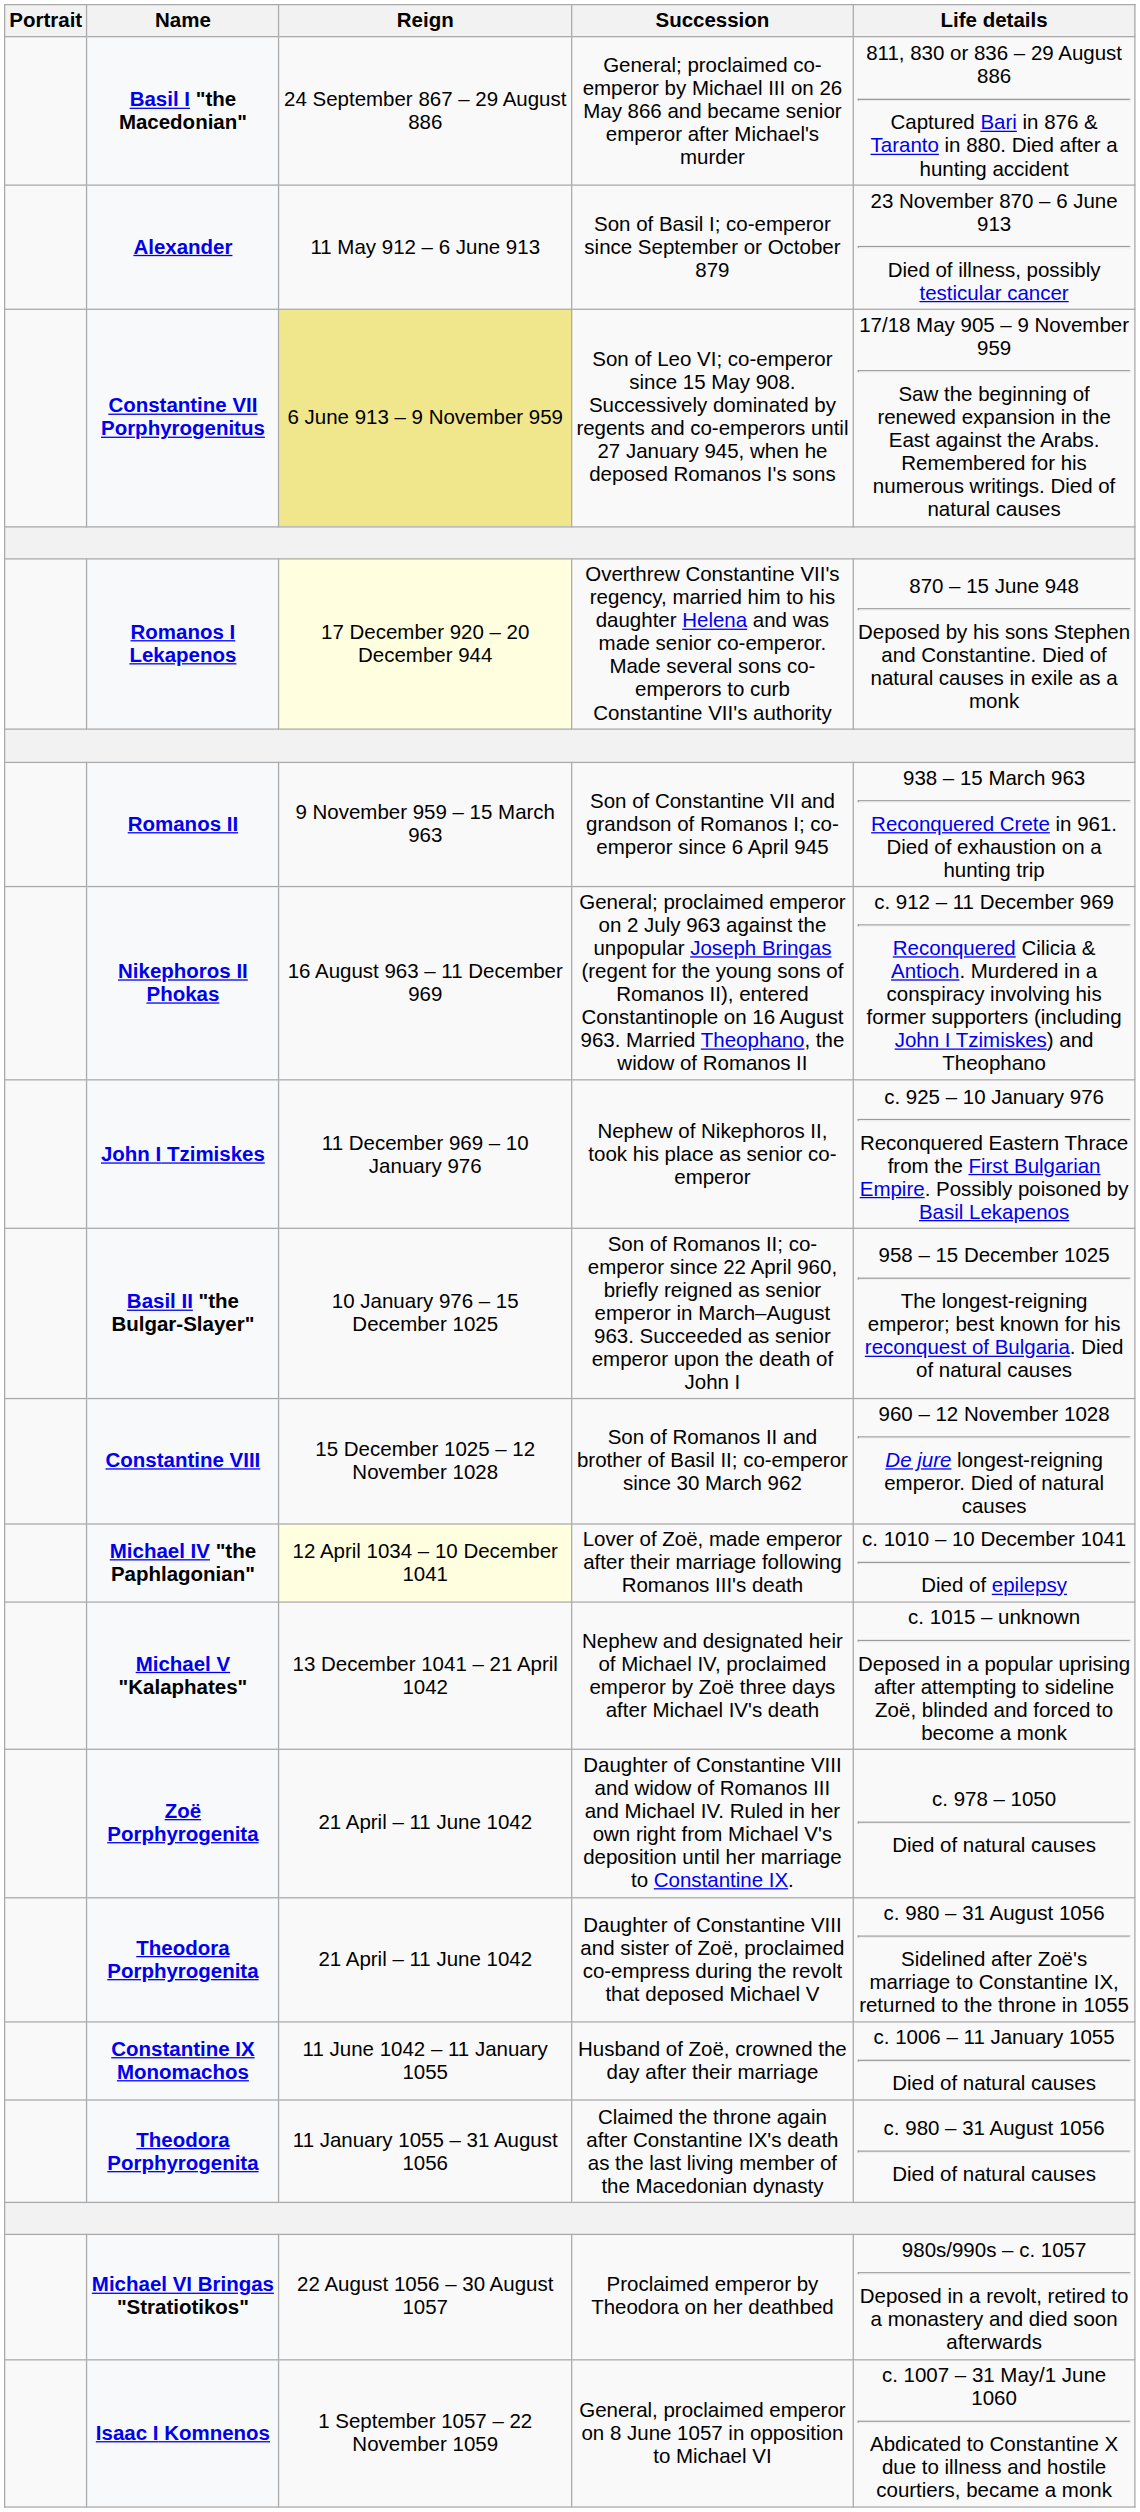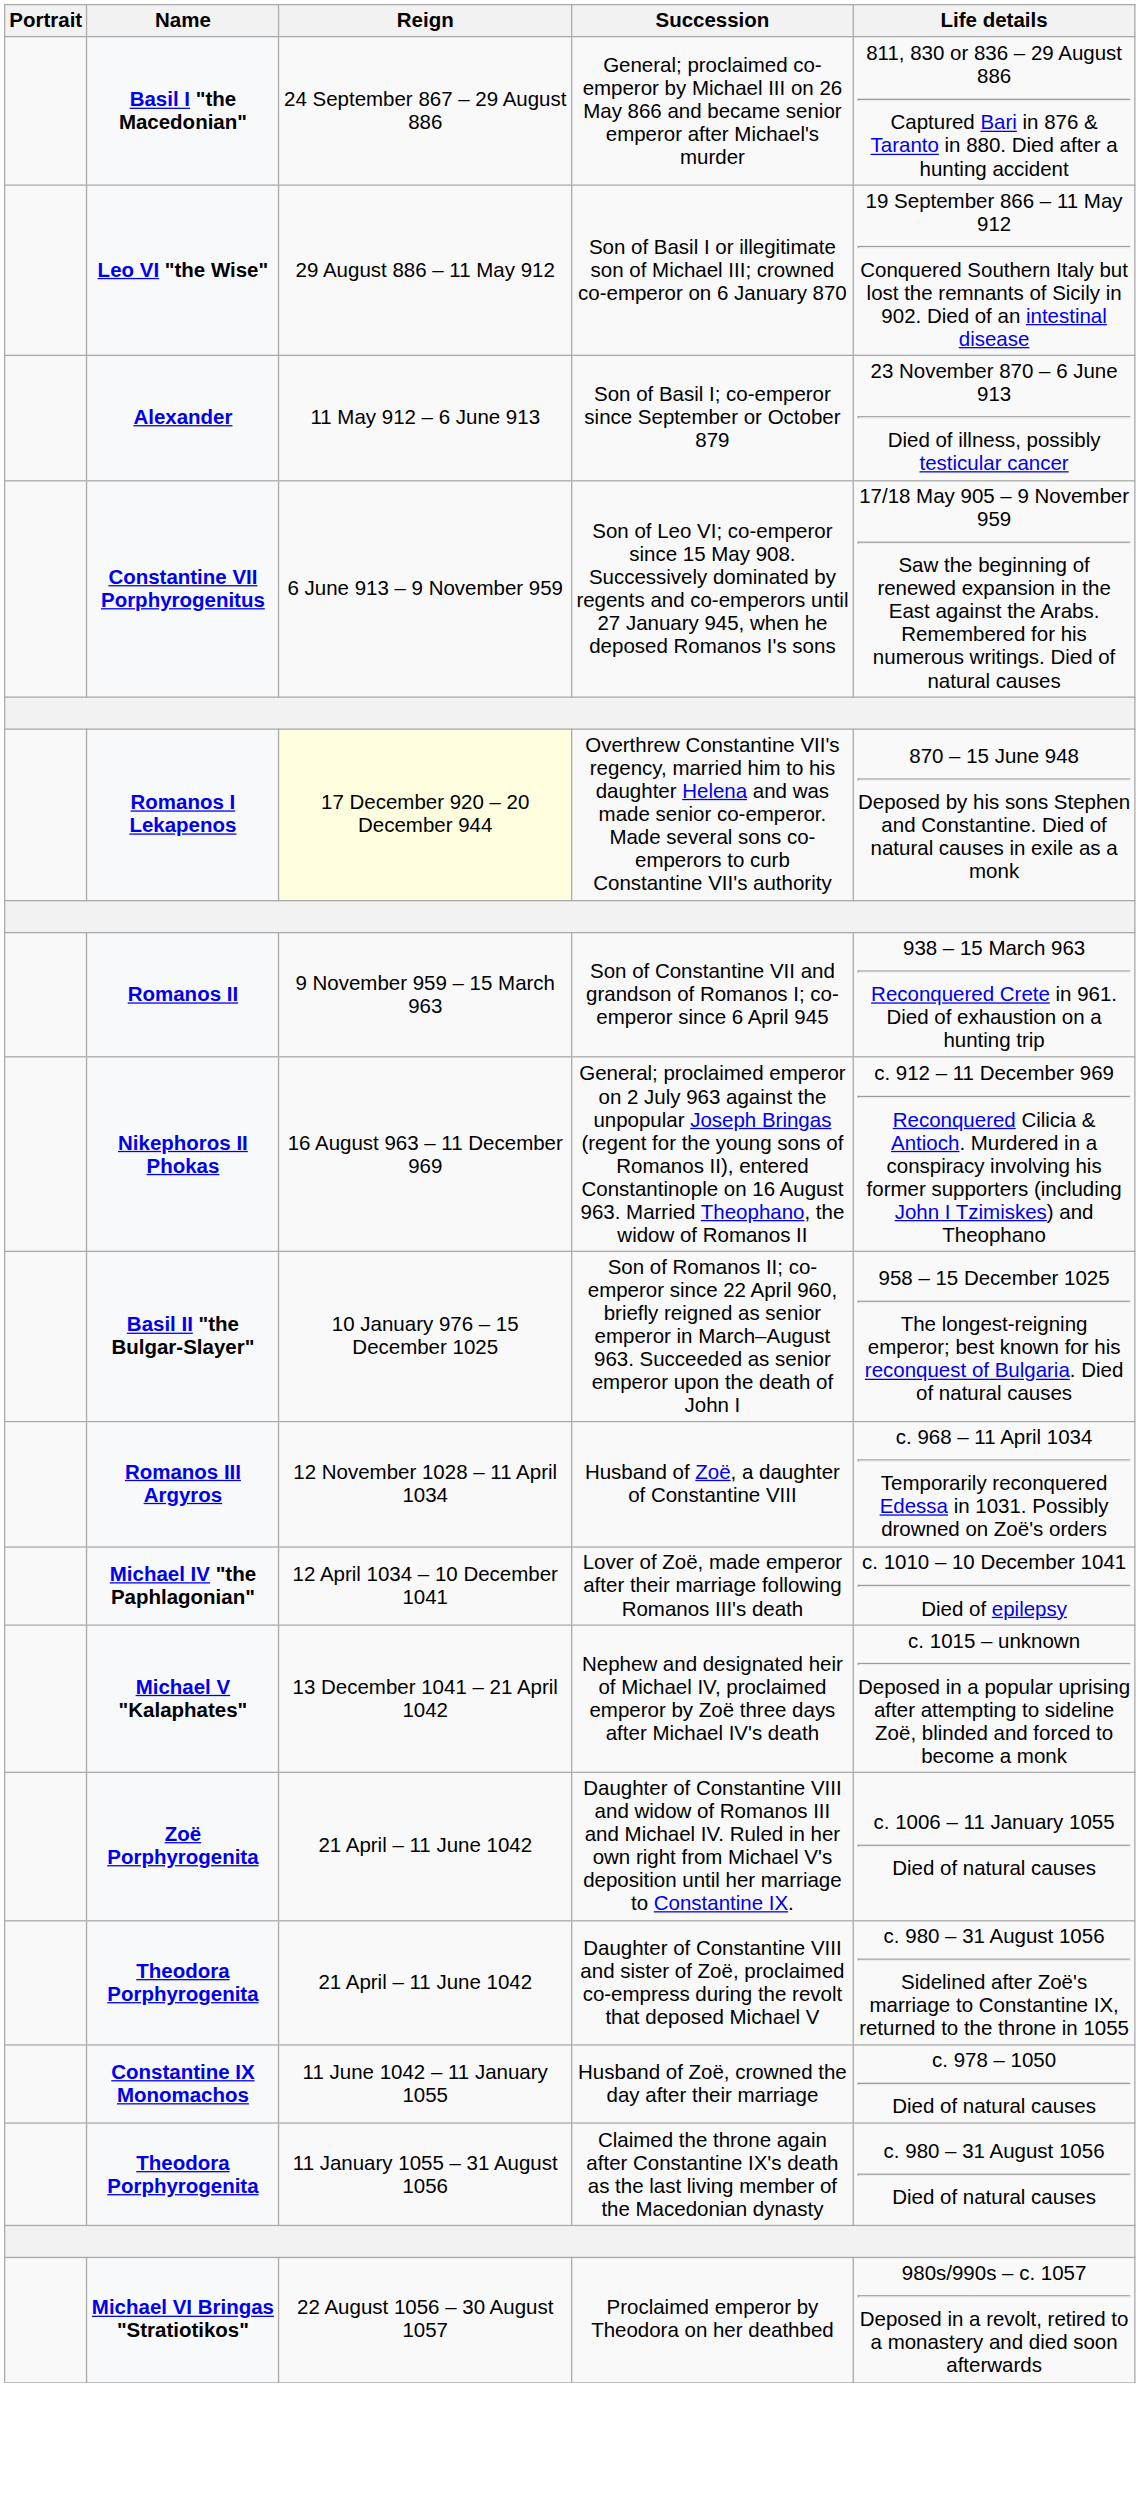+ row: (183, 270)
(425, 417) khaki background -> (425, 588) no background
- row: (183, 1154)
- row: (183, 1460)
+ row: (183, 1483)
(425, 1562) lightyellow background -> (425, 1585) no background
(994, 1823) c. 978 – 1050 Died of natural causes -> (994, 1846) c. 1006 – 11 January 1055 Died of natural causes
(994, 2061) c. 1006 – 11 January 1055 Died of natural causes -> (994, 2084) c. 978 – 1050 Died of natural causes
- row: (183, 2432)
